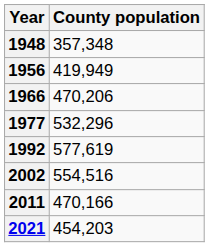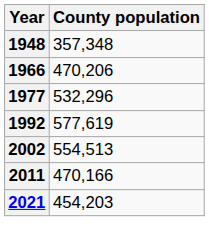- row: (27, 70)
(83, 176) 554,516 -> (83, 149) 554,513
